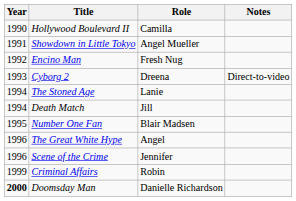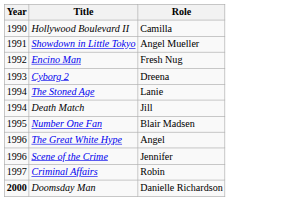- column: (258, 12)
(17, 172) 1999 -> (17, 172) 1997
